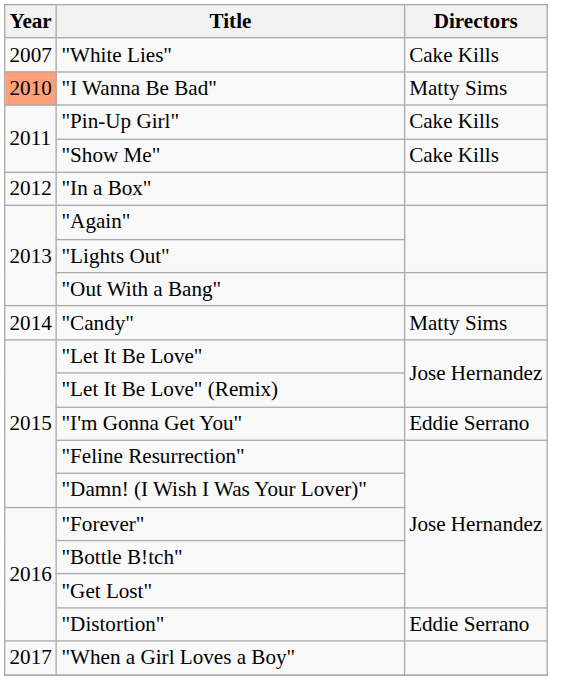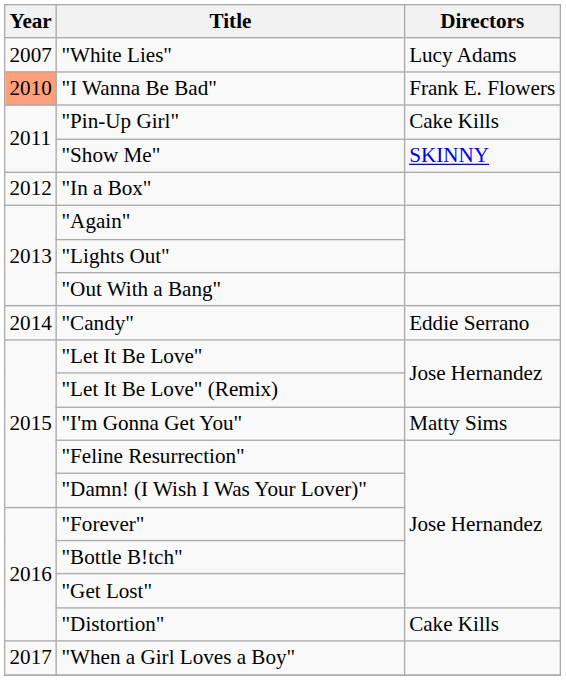(454, 54) Cake Kills -> (463, 54) Lucy Adams
(458, 88) Matty Sims -> (482, 88) Frank E. Flowers
(454, 155) Cake Kills -> (449, 155) SKINNY
(458, 322) Matty Sims -> (469, 322) Eddie Serrano
(469, 423) Eddie Serrano -> (458, 423) Matty Sims
(469, 624) Eddie Serrano -> (454, 624) Cake Kills
